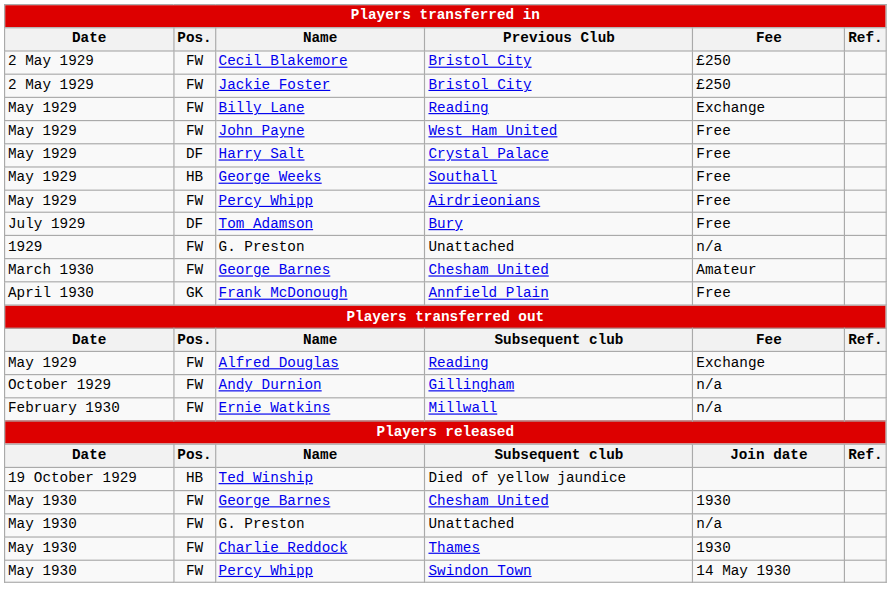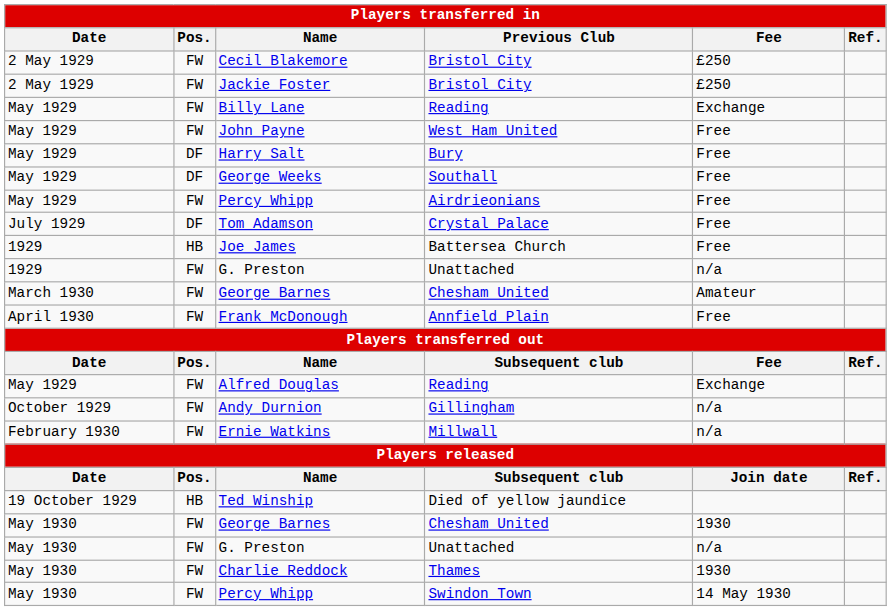(489, 155) Crystal Palace -> (446, 155) Bury
(195, 178) HB -> (195, 178) DF
(446, 225) Bury -> (489, 225) Crystal Palace
+ row: (25, 248)
(195, 294) GK -> (195, 317) FW
